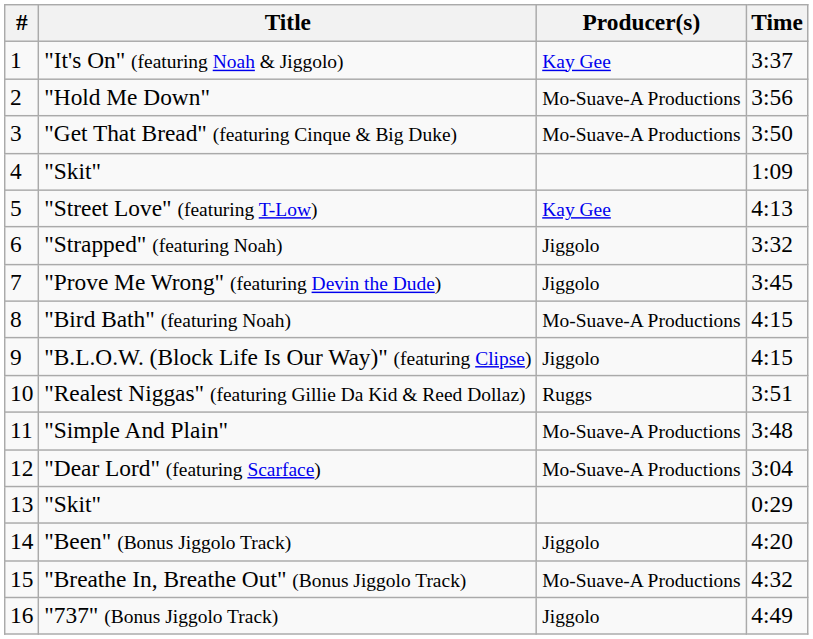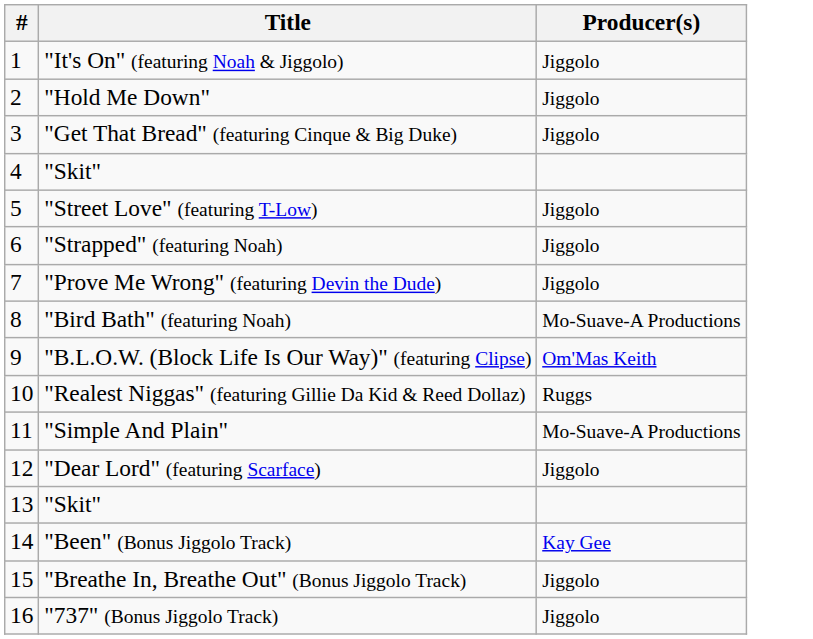- column: (777, 23)
(577, 61) Kay Gee -> (571, 61) Jiggolo
(641, 98) Mo-Suave-A Productions -> (571, 98) Jiggolo
(641, 135) Mo-Suave-A Productions -> (571, 135) Jiggolo
(577, 209) Kay Gee -> (571, 209) Jiggolo
(571, 357) Jiggolo -> (599, 357) Om'Mas Keith
(641, 469) Mo-Suave-A Productions -> (571, 469) Jiggolo
(571, 543) Jiggolo -> (577, 543) Kay Gee
(641, 580) Mo-Suave-A Productions -> (571, 580) Jiggolo
